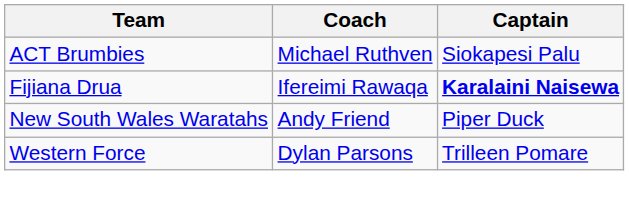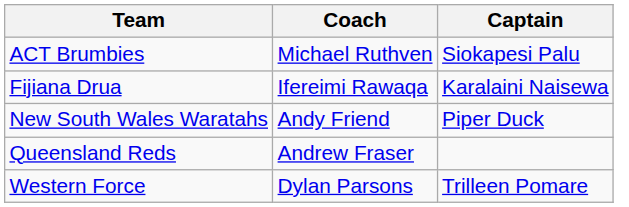(531, 86) bold -> (525, 86) normal
+ row: (93, 152)
